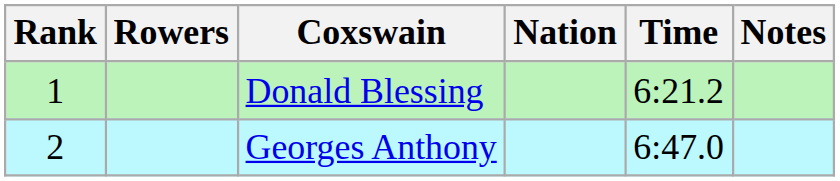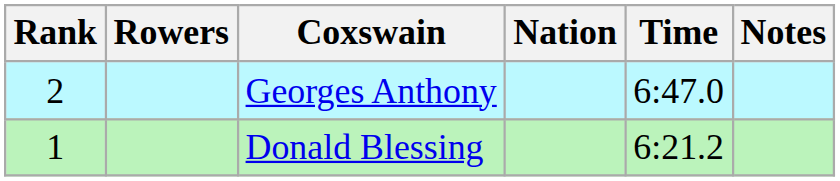rows swapped: (365, 89) <-> (371, 146)
